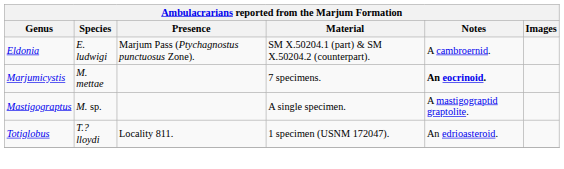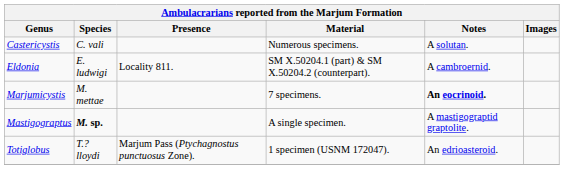+ row: (33, 45)
(179, 50) Marjum Pass (Ptychagnostus punctuosus Zone). -> (146, 67) Locality 811.
(89, 106) normal -> (89, 122) bold
(146, 134) Locality 811. -> (179, 150) Marjum Pass (Ptychagnostus punctuosus Zone).
